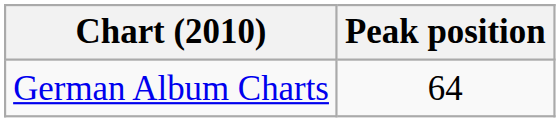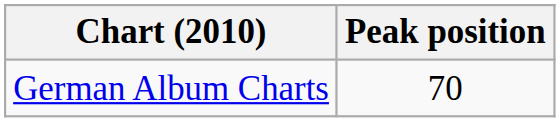(445, 87) 64 -> (445, 87) 70
